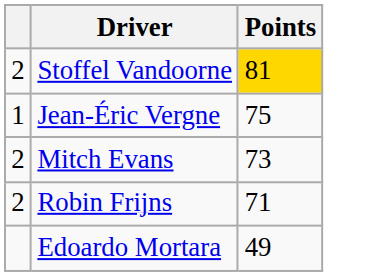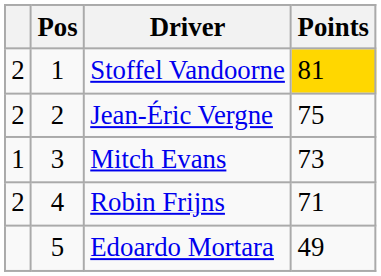+ column: (57, 26)
(18, 114) 1 -> (18, 114) 2
(18, 158) 2 -> (18, 158) 1
